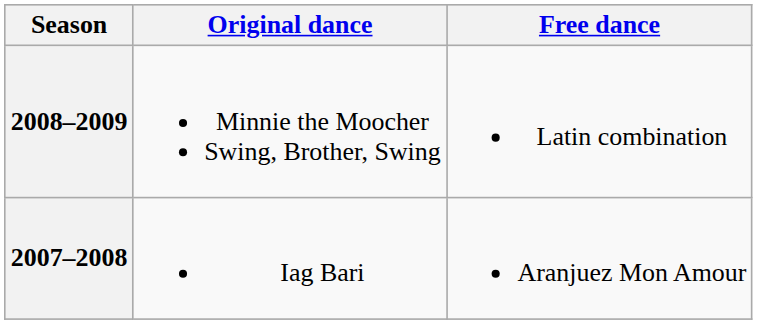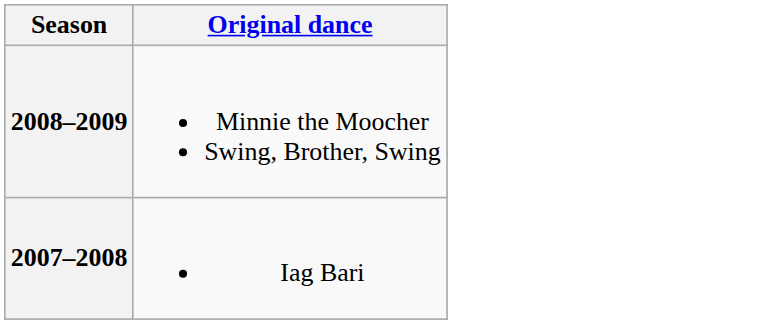- column: (600, 25)
